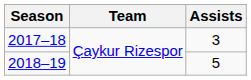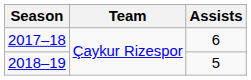(216, 39) 3 -> (216, 39) 6
